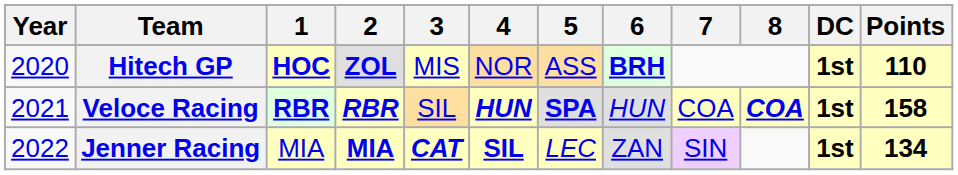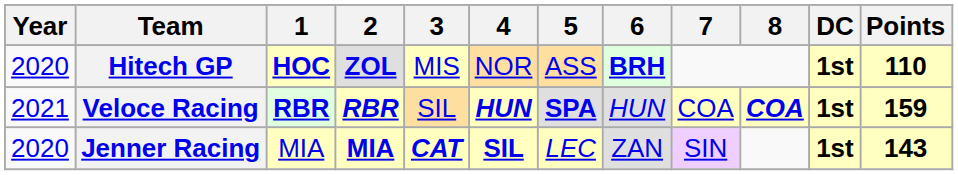(906, 107) 158 -> (906, 107) 159
(40, 148) 2022 -> (40, 148) 2020
(906, 148) 134 -> (906, 148) 143
